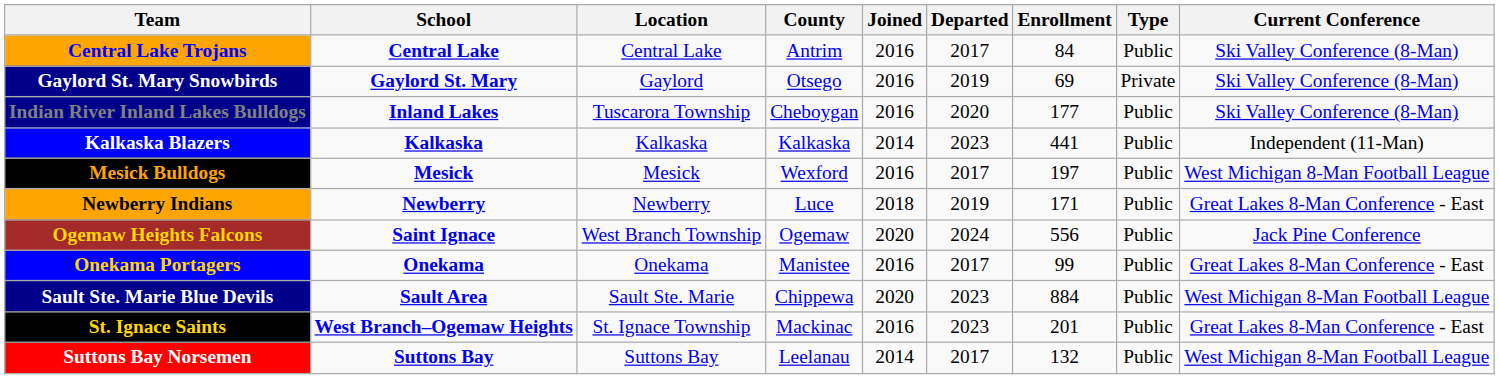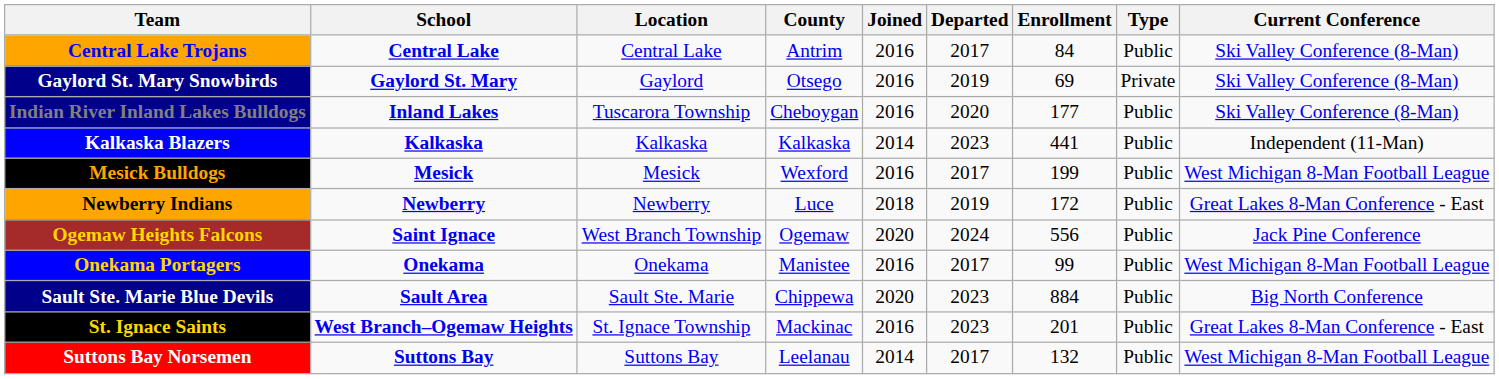(1065, 173) 197 -> (1065, 173) 199
(1065, 204) 171 -> (1065, 204) 172
(1337, 265) Great Lakes 8-Man Conference - East -> (1337, 265) West Michigan 8-Man Football League
(1337, 296) West Michigan 8-Man Football League -> (1337, 296) Big North Conference
